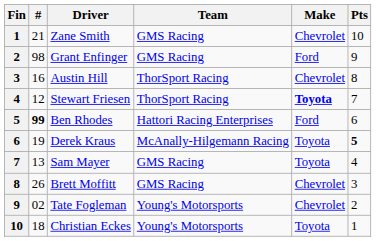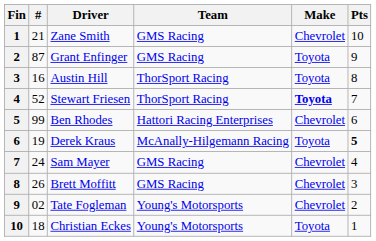(38, 57) 98 -> (38, 57) 87
(307, 57) Ford -> (312, 57) Toyota
(320, 78) Chevrolet -> (312, 78) Toyota
(38, 99) 12 -> (38, 99) 52
(38, 120) bold -> (38, 120) normal
(307, 120) Ford -> (320, 120) Chevrolet
(38, 162) 13 -> (38, 162) 24
(312, 162) Toyota -> (320, 162) Chevrolet
